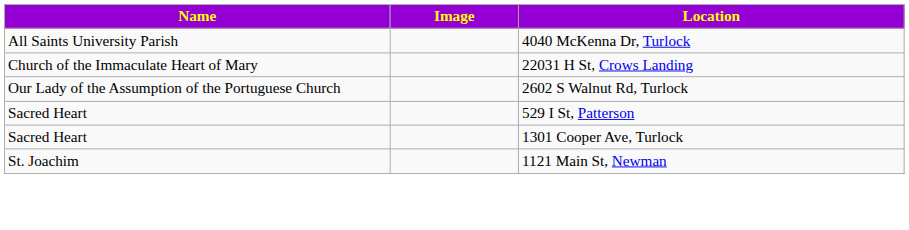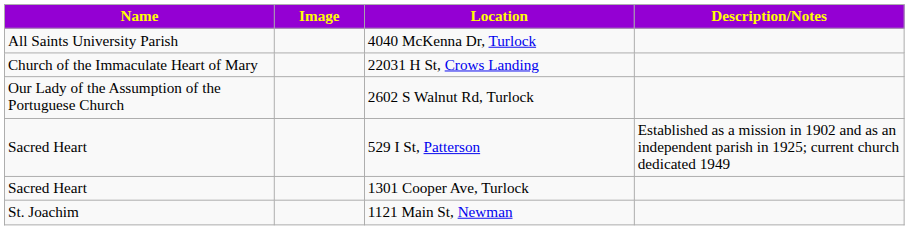+ column: (769, 16)
